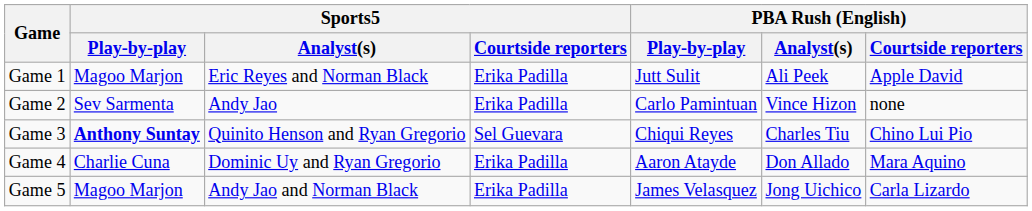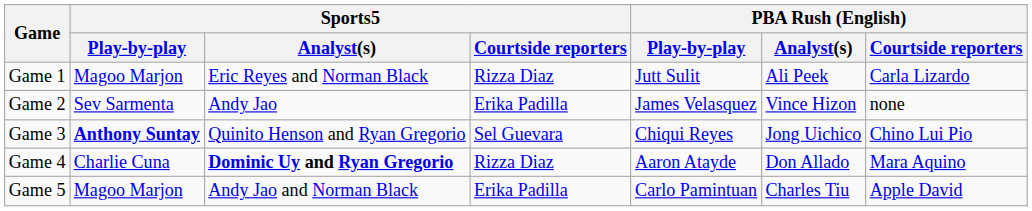(521, 76) Erika Padilla -> (514, 76) Rizza Diaz
(916, 76) Apple David -> (920, 76) Carla Lizardo
(696, 104) Carlo Pamintuan -> (696, 104) James Velasquez
(807, 133) Charles Tiu -> (813, 133) Jong Uichico
(324, 162) normal -> (331, 162) bold
(521, 162) Erika Padilla -> (514, 162) Rizza Diaz
(696, 190) James Velasquez -> (696, 190) Carlo Pamintuan
(813, 190) Jong Uichico -> (807, 190) Charles Tiu
(920, 190) Carla Lizardo -> (916, 190) Apple David
